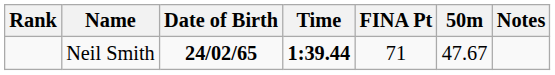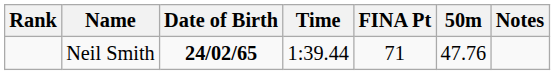(319, 52) bold -> (318, 52) normal
(465, 52) 47.67 -> (463, 52) 47.76
